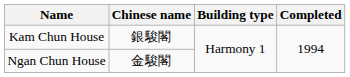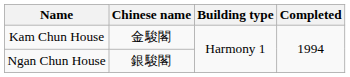(151, 36) 銀駿閣 -> (151, 36) 金駿閣
(151, 60) 金駿閣 -> (151, 60) 銀駿閣
